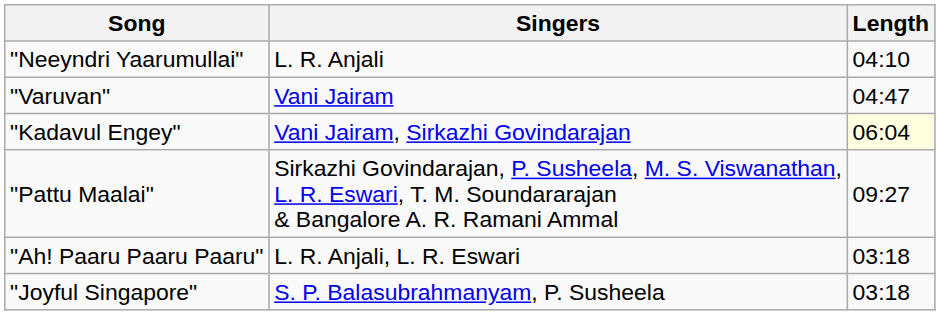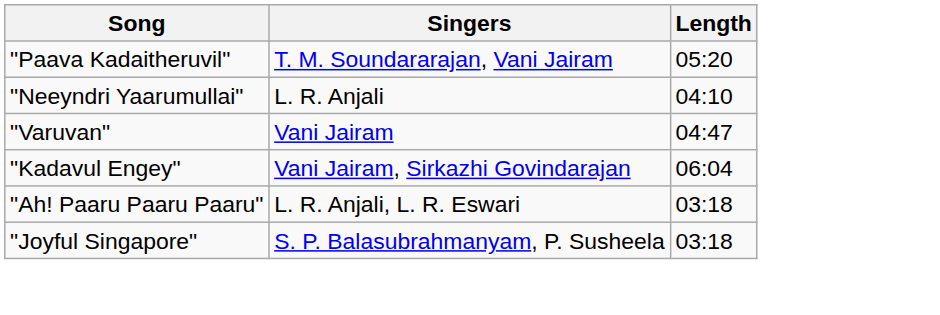+ row: (120, 59)
(881, 132) lightyellow background -> (704, 168) no background
- row: (82, 194)
